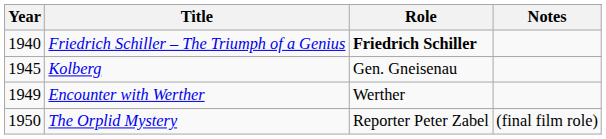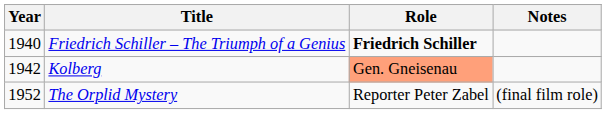(25, 69) 1945 -> (25, 69) 1942
(405, 69) no background -> (405, 69) lightsalmon background
- row: (127, 95)
(25, 120) 1950 -> (25, 95) 1952
